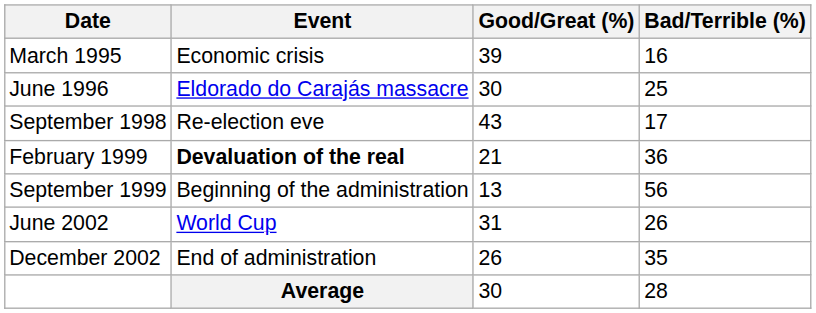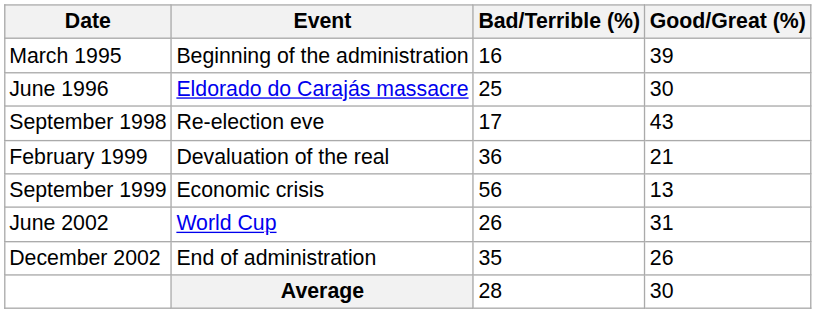columns swapped: (556, 21) <-> (725, 21)
(250, 55) Economic crisis -> (322, 55) Beginning of the administration
(290, 156) bold -> (283, 156) normal
(322, 190) Beginning of the administration -> (250, 190) Economic crisis
